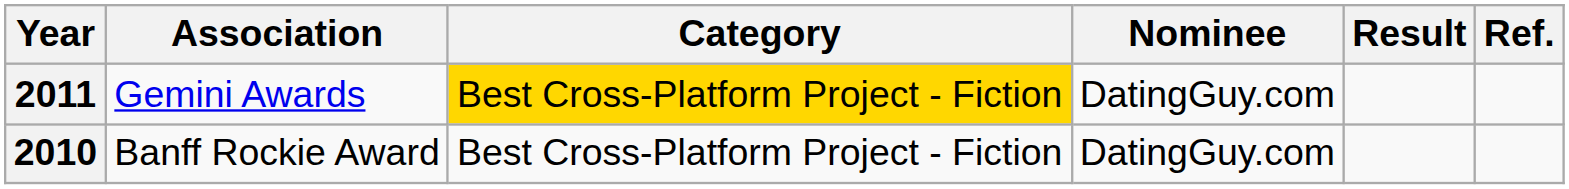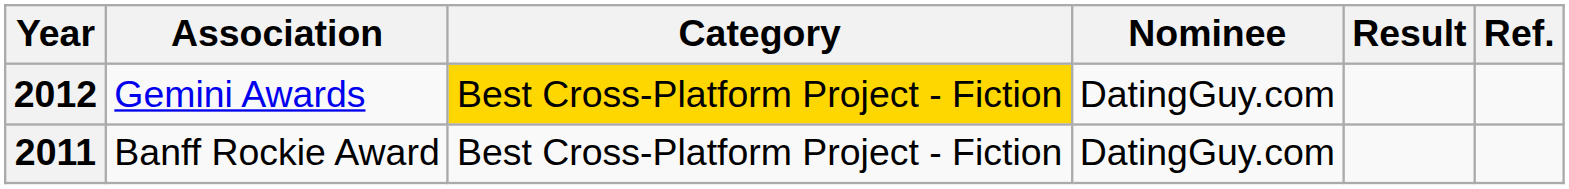(55, 93) 2011 -> (55, 93) 2012
(55, 152) 2010 -> (55, 152) 2011
